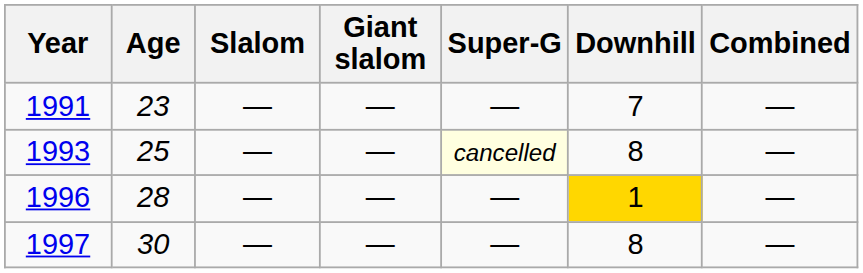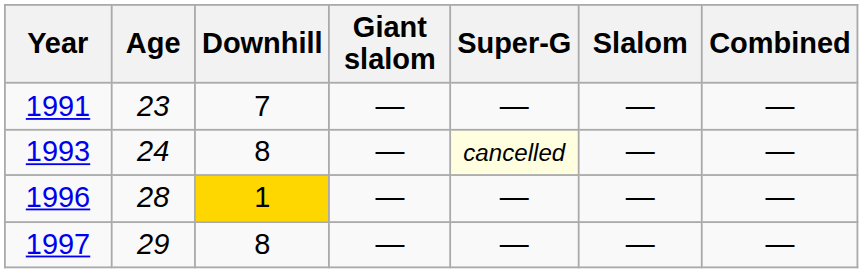columns swapped: (257, 43) <-> (635, 43)
(153, 151) 25 -> (153, 151) 24
(153, 243) 30 -> (153, 243) 29
